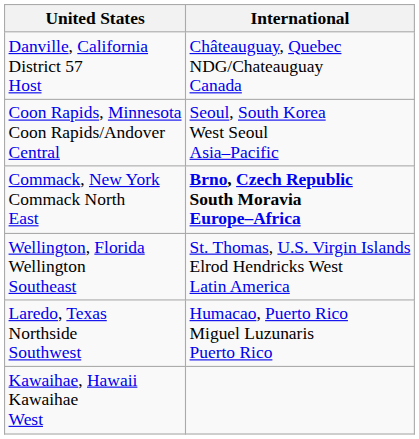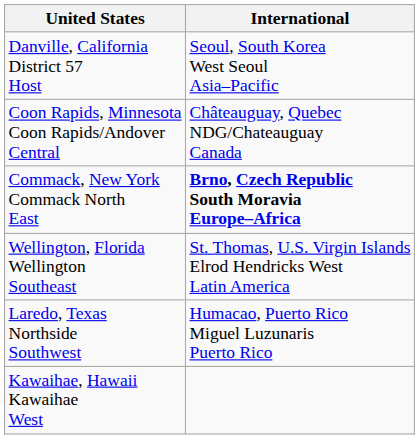(265, 65) Châteauguay, Quebec NDG/Chateauguay Canada -> (258, 65) Seoul, South Korea West Seoul Asia–Pacific
(258, 132) Seoul, South Korea West Seoul Asia–Pacific -> (265, 132) Châteauguay, Quebec NDG/Chateauguay Canada
